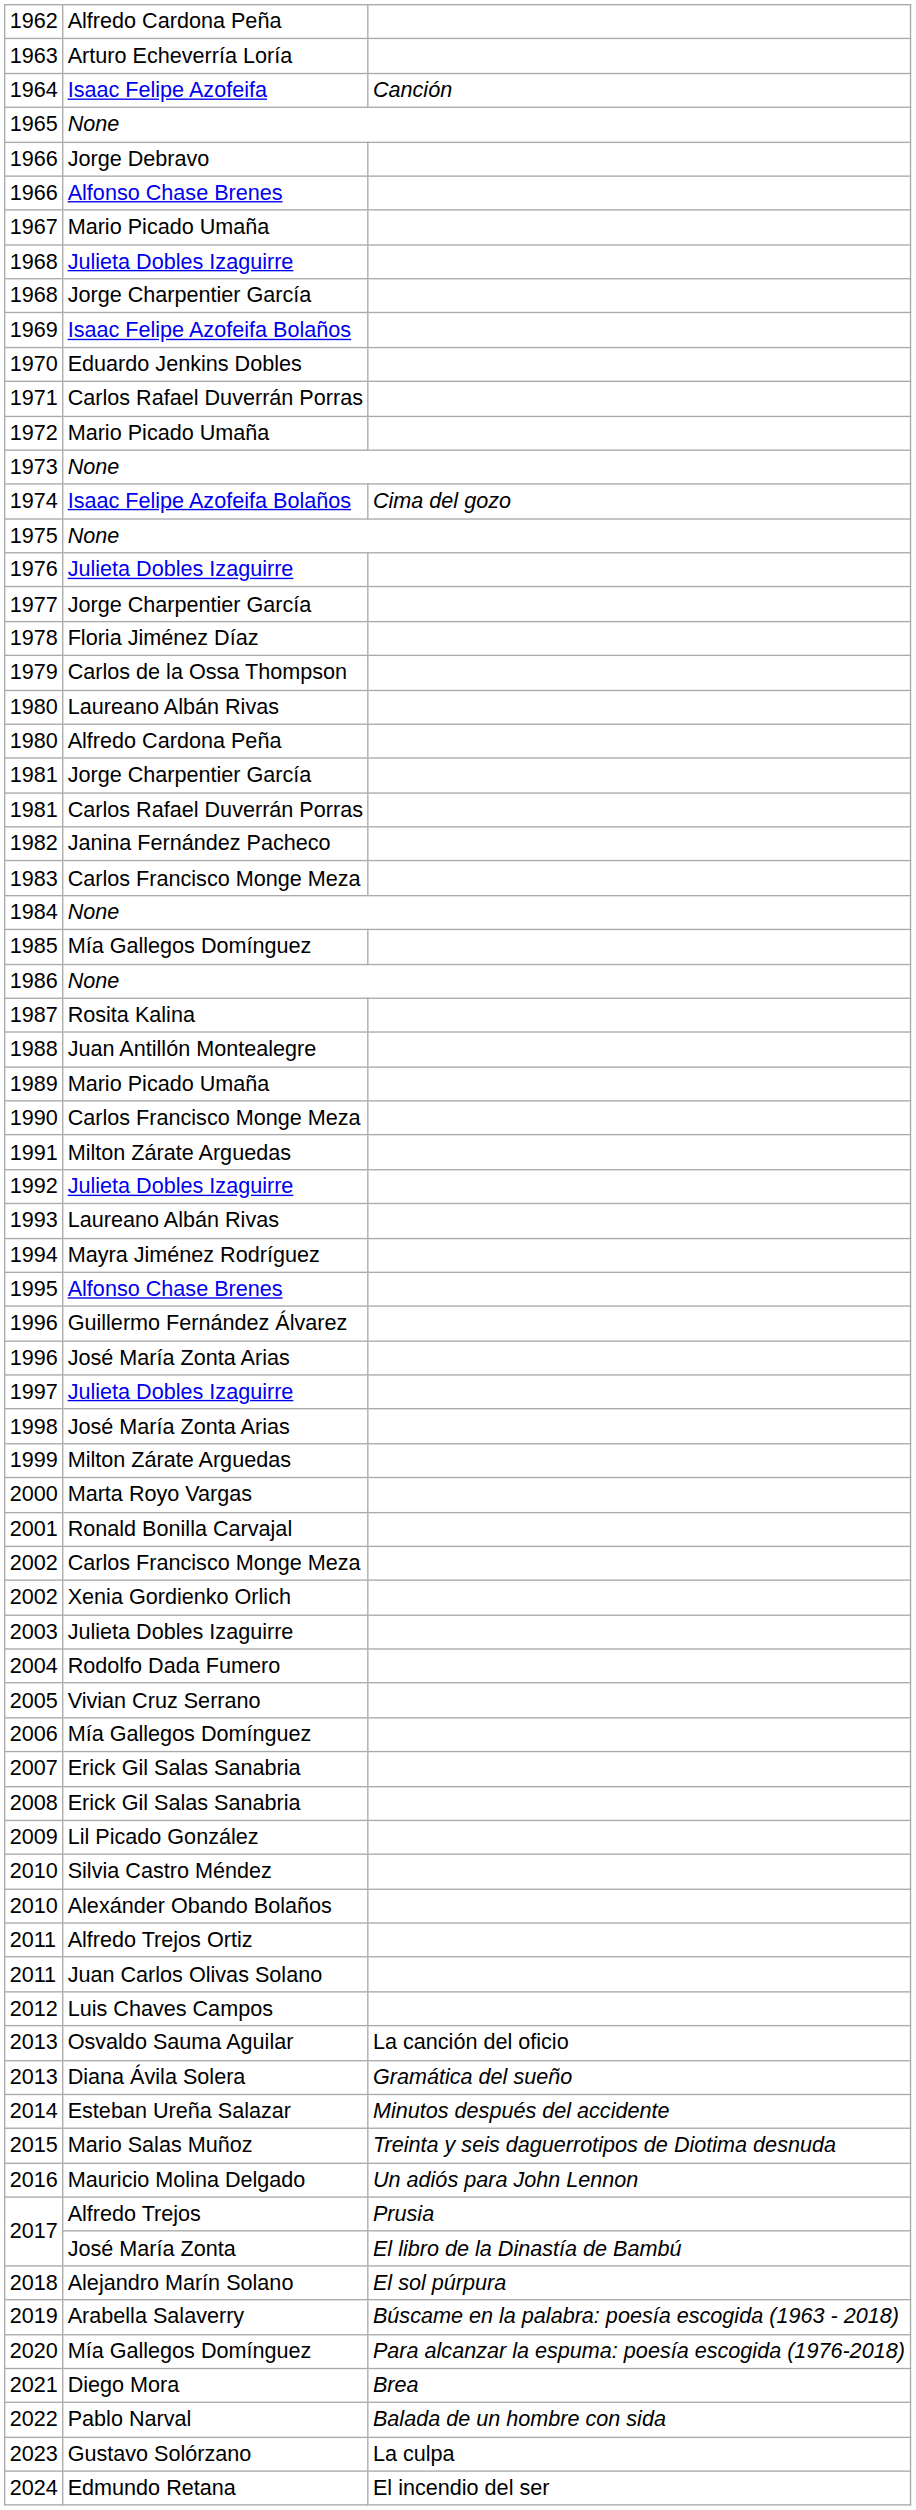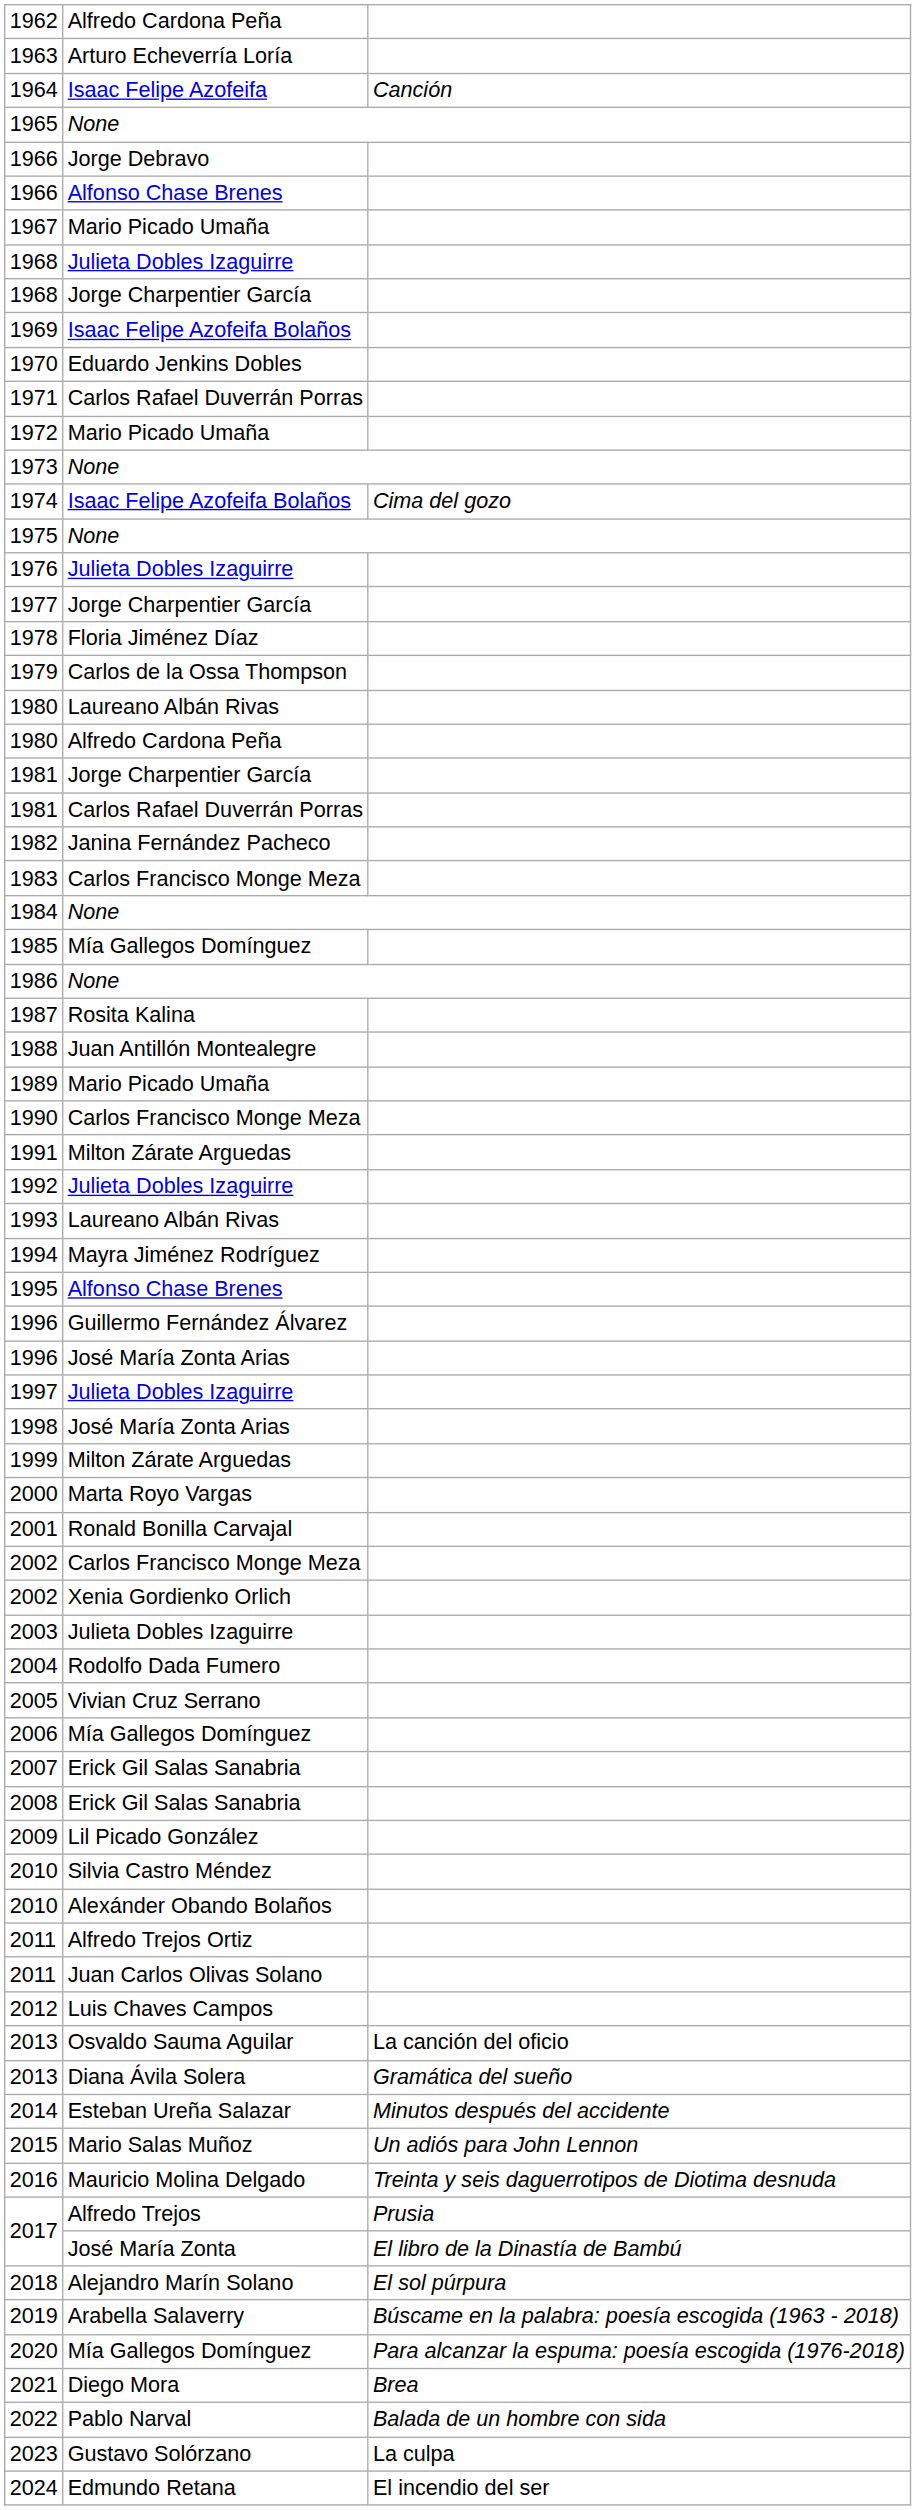(604, 2145) Treinta y seis daguerrotipos de Diotima desnuda -> (506, 2145) Un adiós para John Lennon
(506, 2179) Un adiós para John Lennon -> (604, 2179) Treinta y seis daguerrotipos de Diotima desnuda
